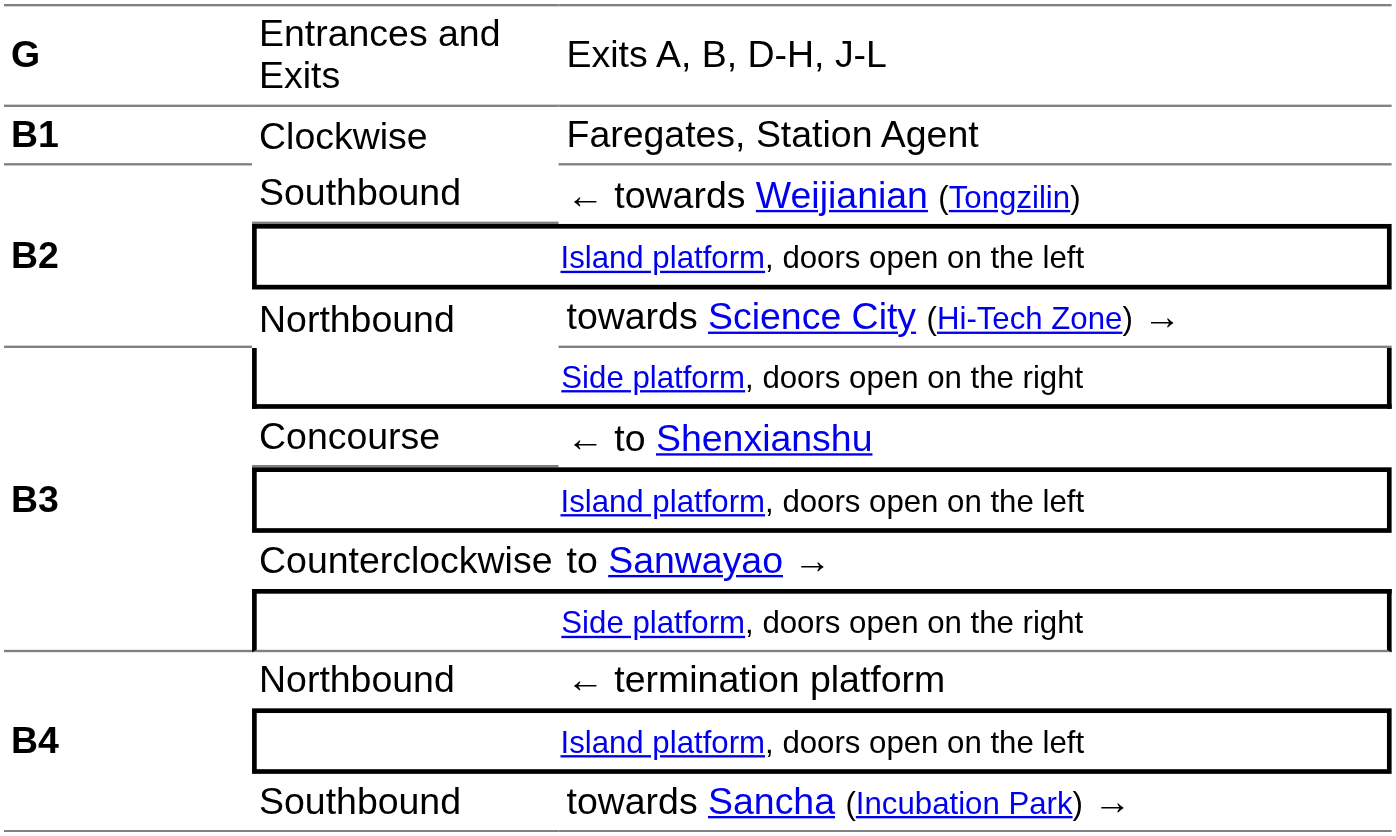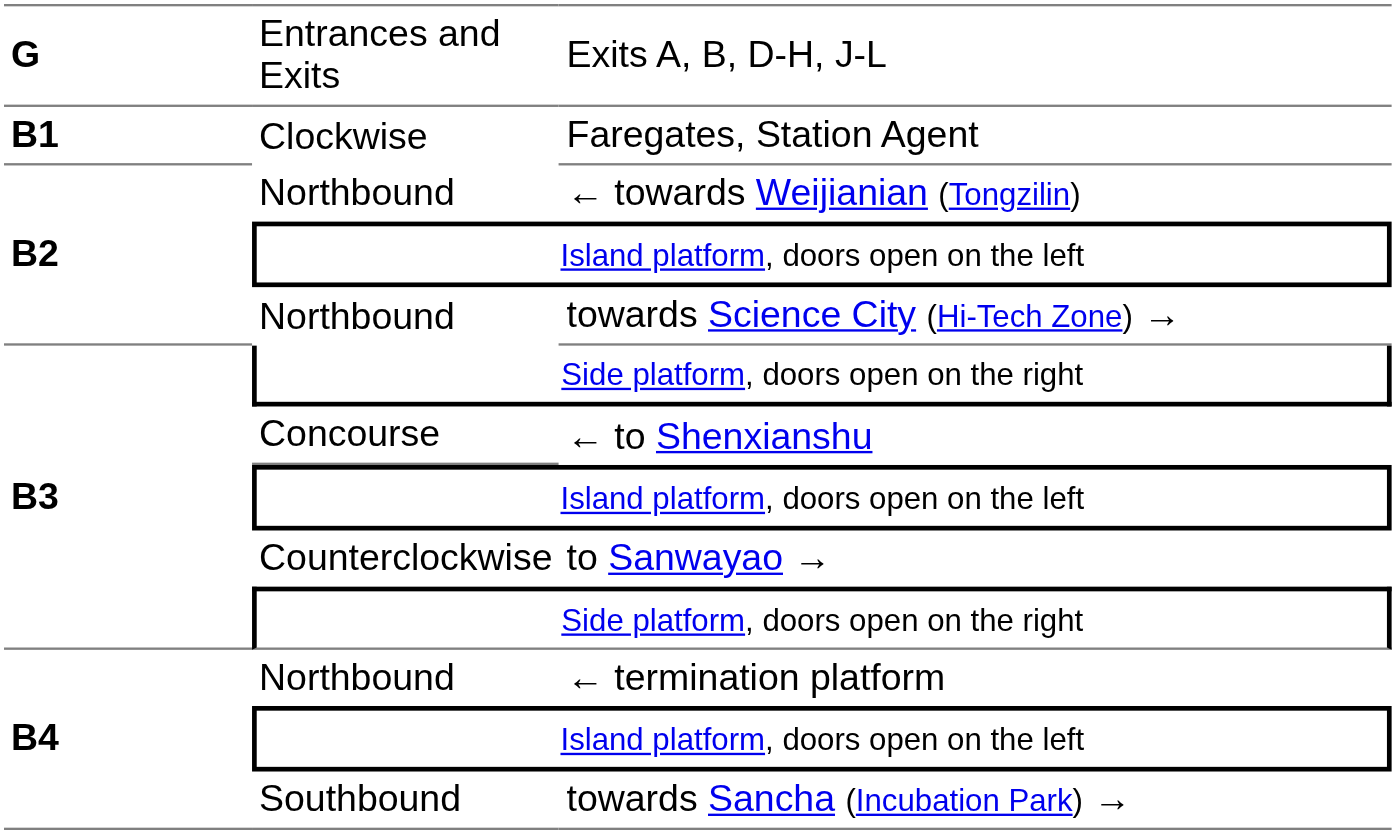(360, 192) Southbound -> (357, 192) Northbound
